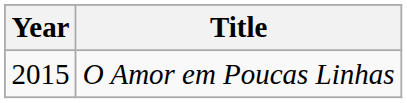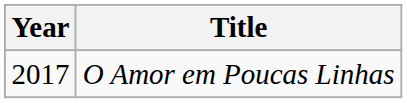(41, 73) 2015 -> (41, 73) 2017
